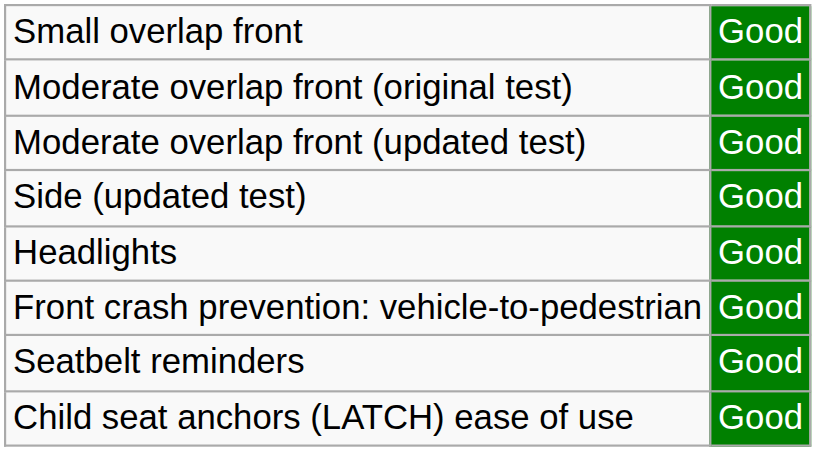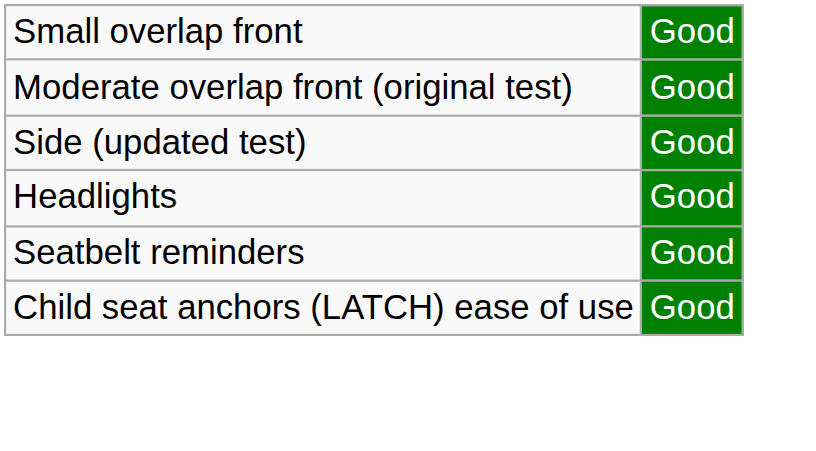- row: (300, 142)
- row: (358, 307)
